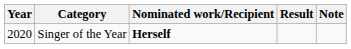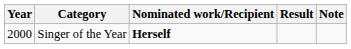(20, 33) 2020 -> (20, 33) 2000
